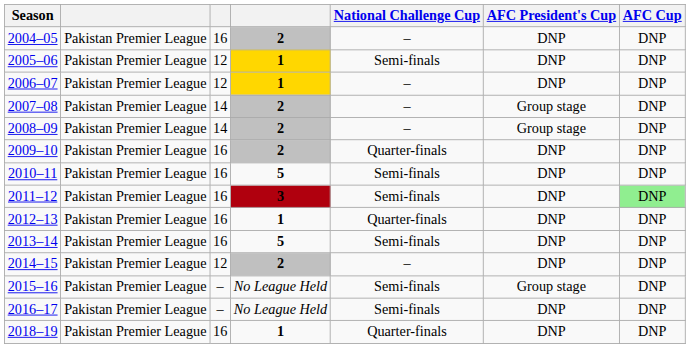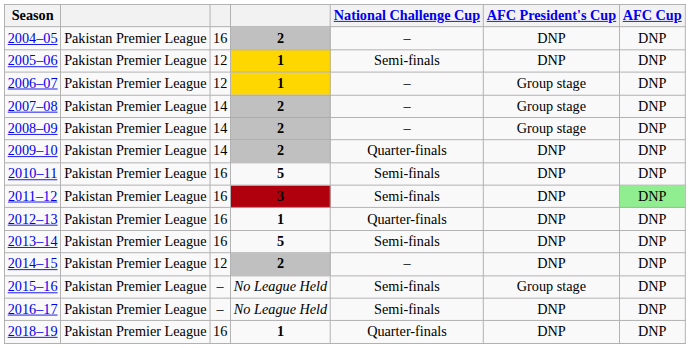(551, 83) DNP -> (551, 83) Group stage
(220, 151) 16 -> (220, 151) 14
